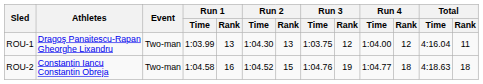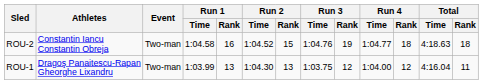rows swapped: (20, 44) <-> (20, 68)
